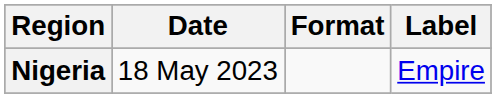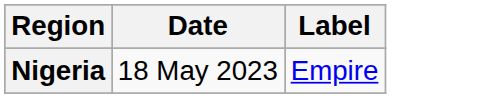- column: (338, 26)
